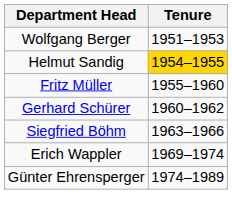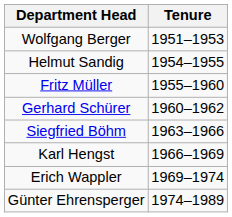(188, 62) gold background -> (188, 62) no background
+ row: (76, 154)
